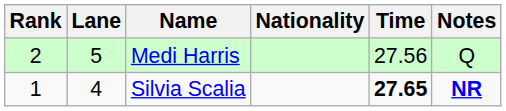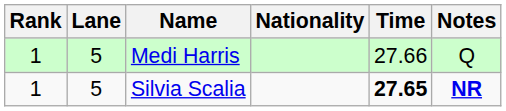(36, 55) 2 -> (36, 55) 1
(401, 55) 27.56 -> (401, 55) 27.66
(96, 88) 4 -> (96, 88) 5
